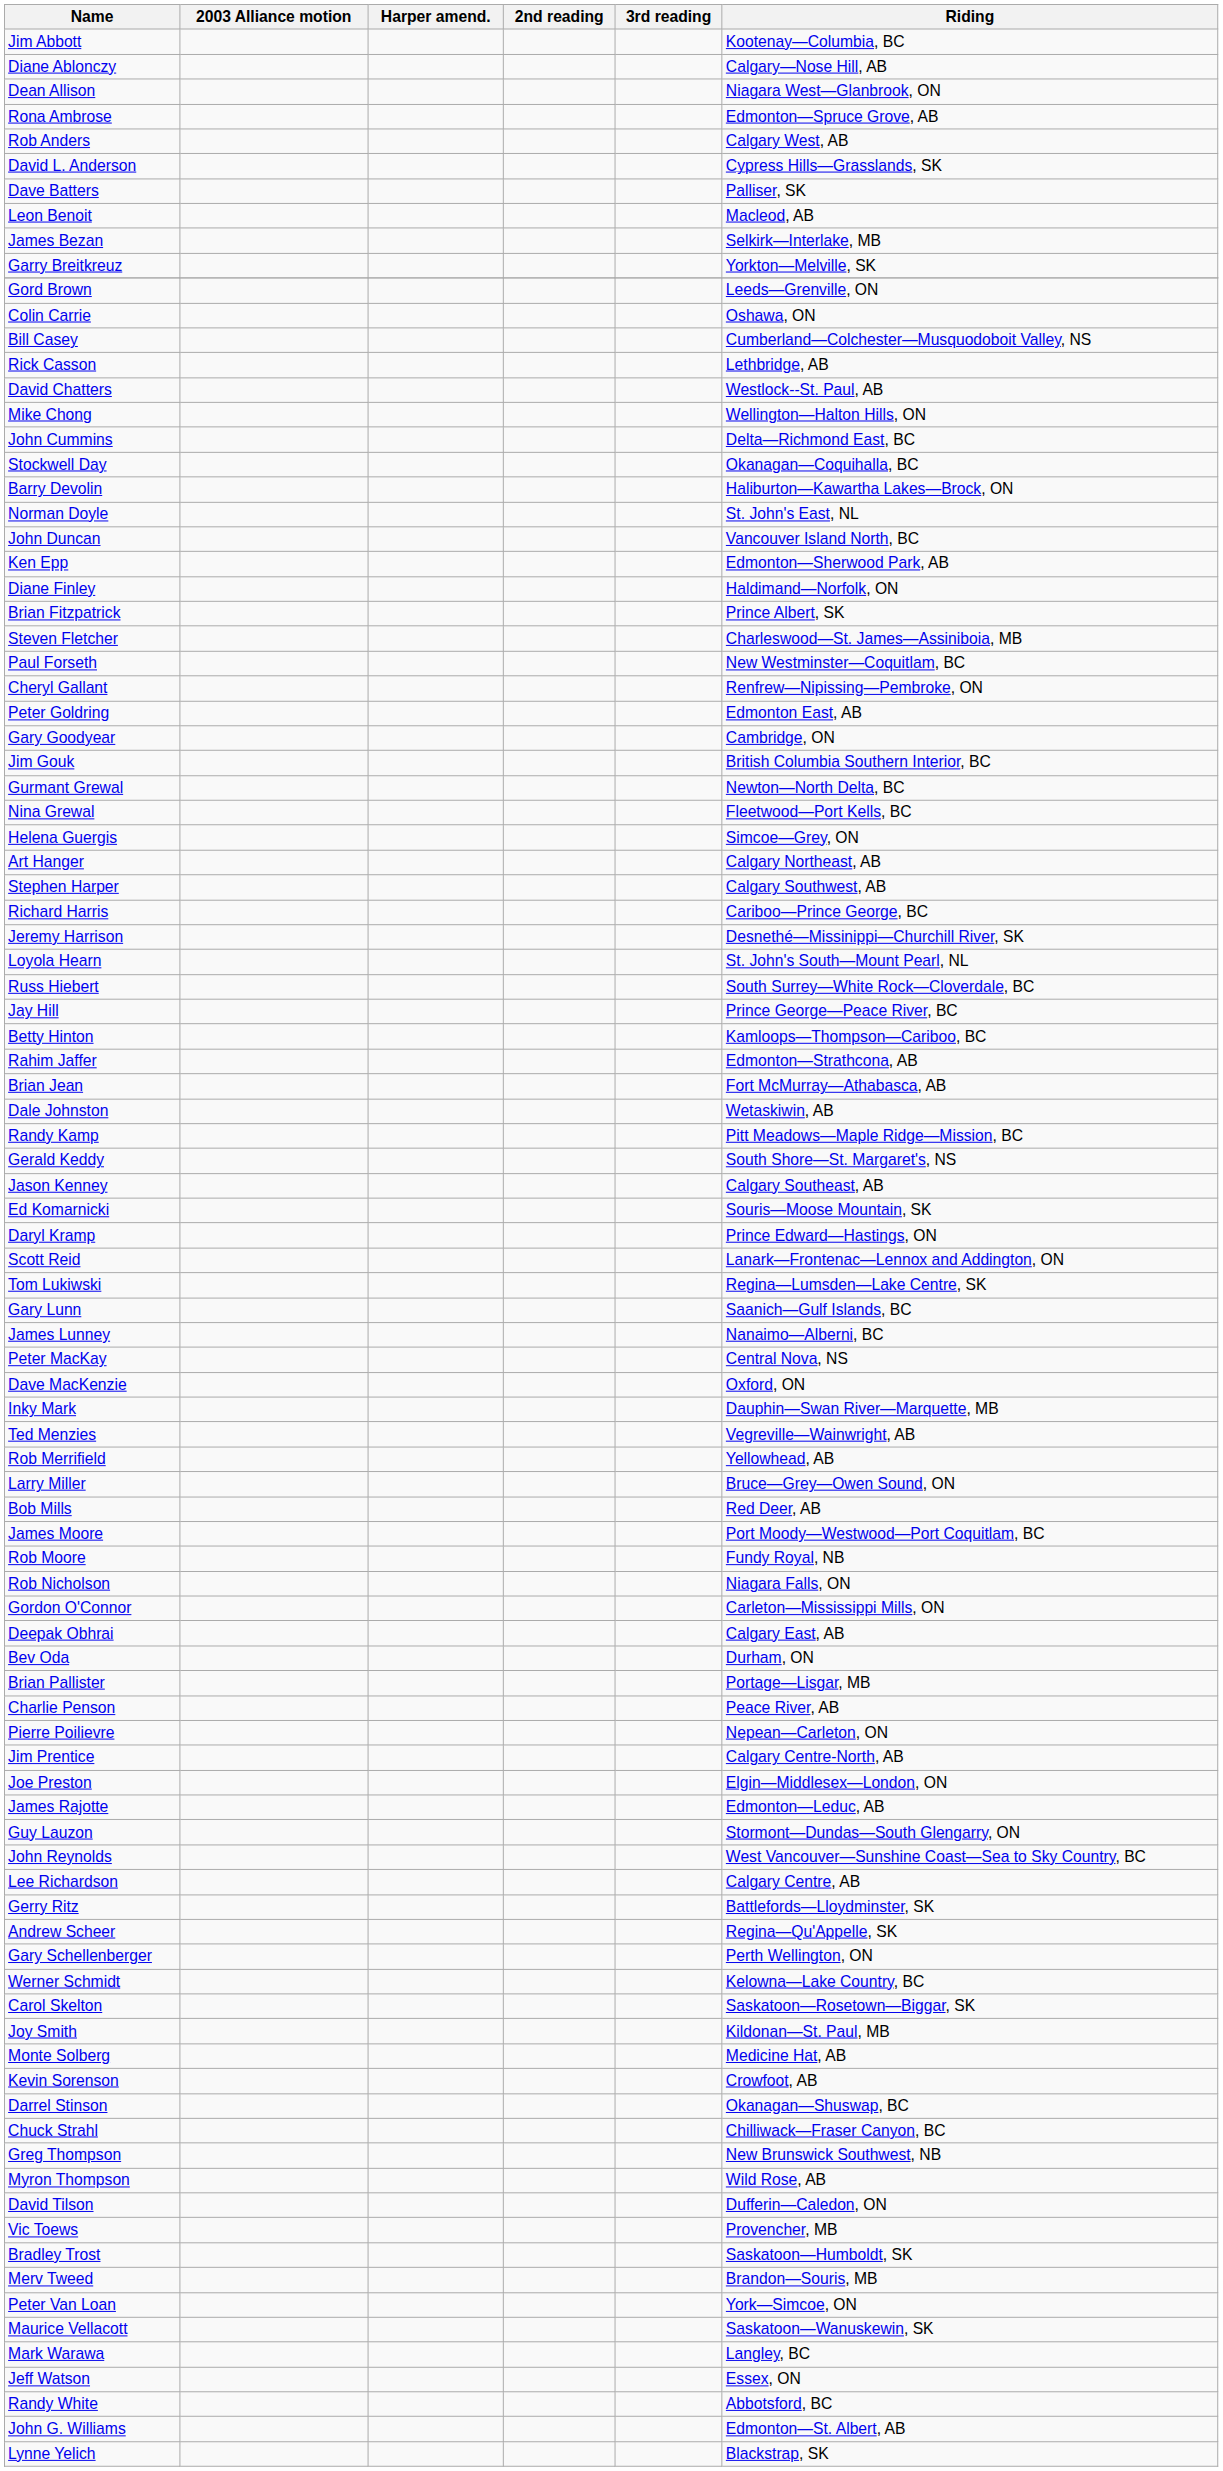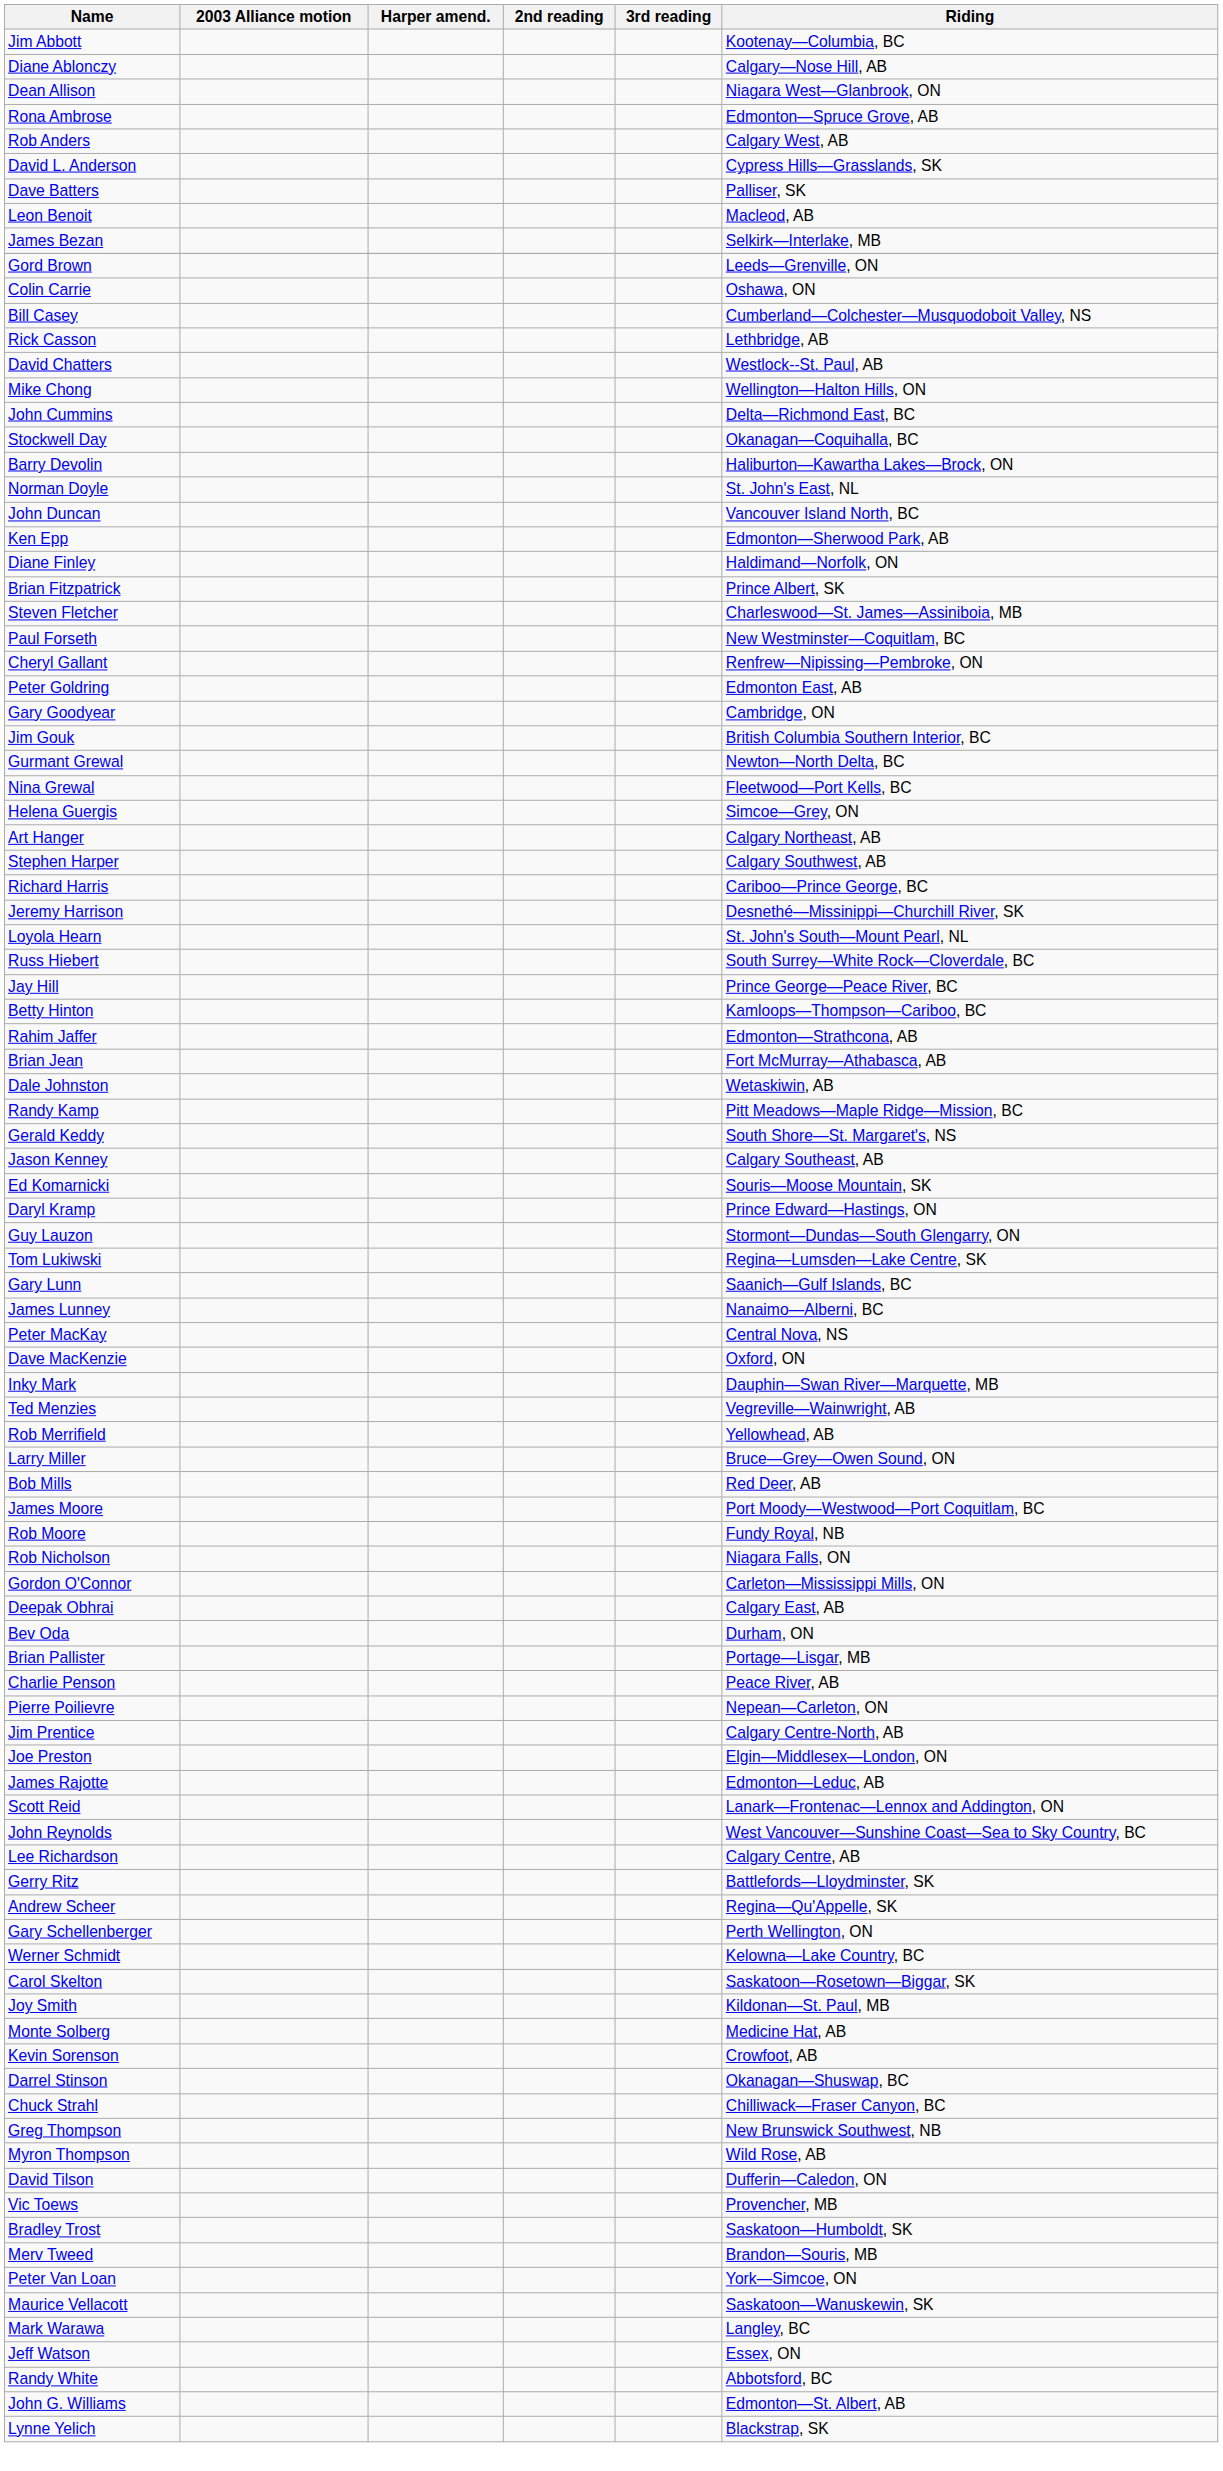- row: (65, 265)
rows swapped: (50, 1832) <-> (44, 1260)
